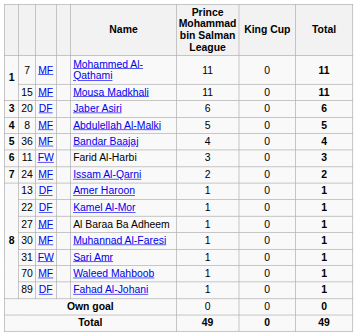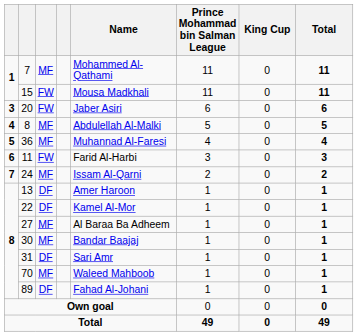(46, 92) MF -> (46, 92) FW
(46, 109) DF -> (46, 109) FW
(106, 142) Bandar Baajaj -> (120, 142) Muhannad Al-Faresi
(120, 240) Muhannad Al-Faresi -> (106, 240) Bandar Baajaj
(46, 257) FW -> (46, 257) DF
